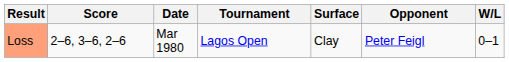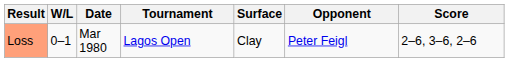columns swapped: (490, 14) <-> (101, 14)
